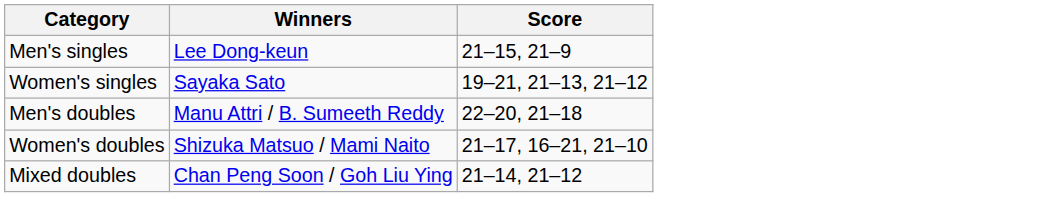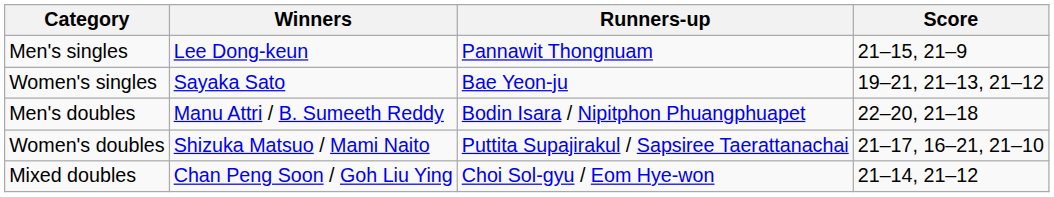+ column: (655, 20)
